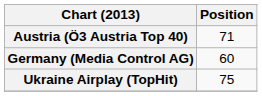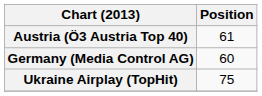(227, 36) 71 -> (227, 36) 61
